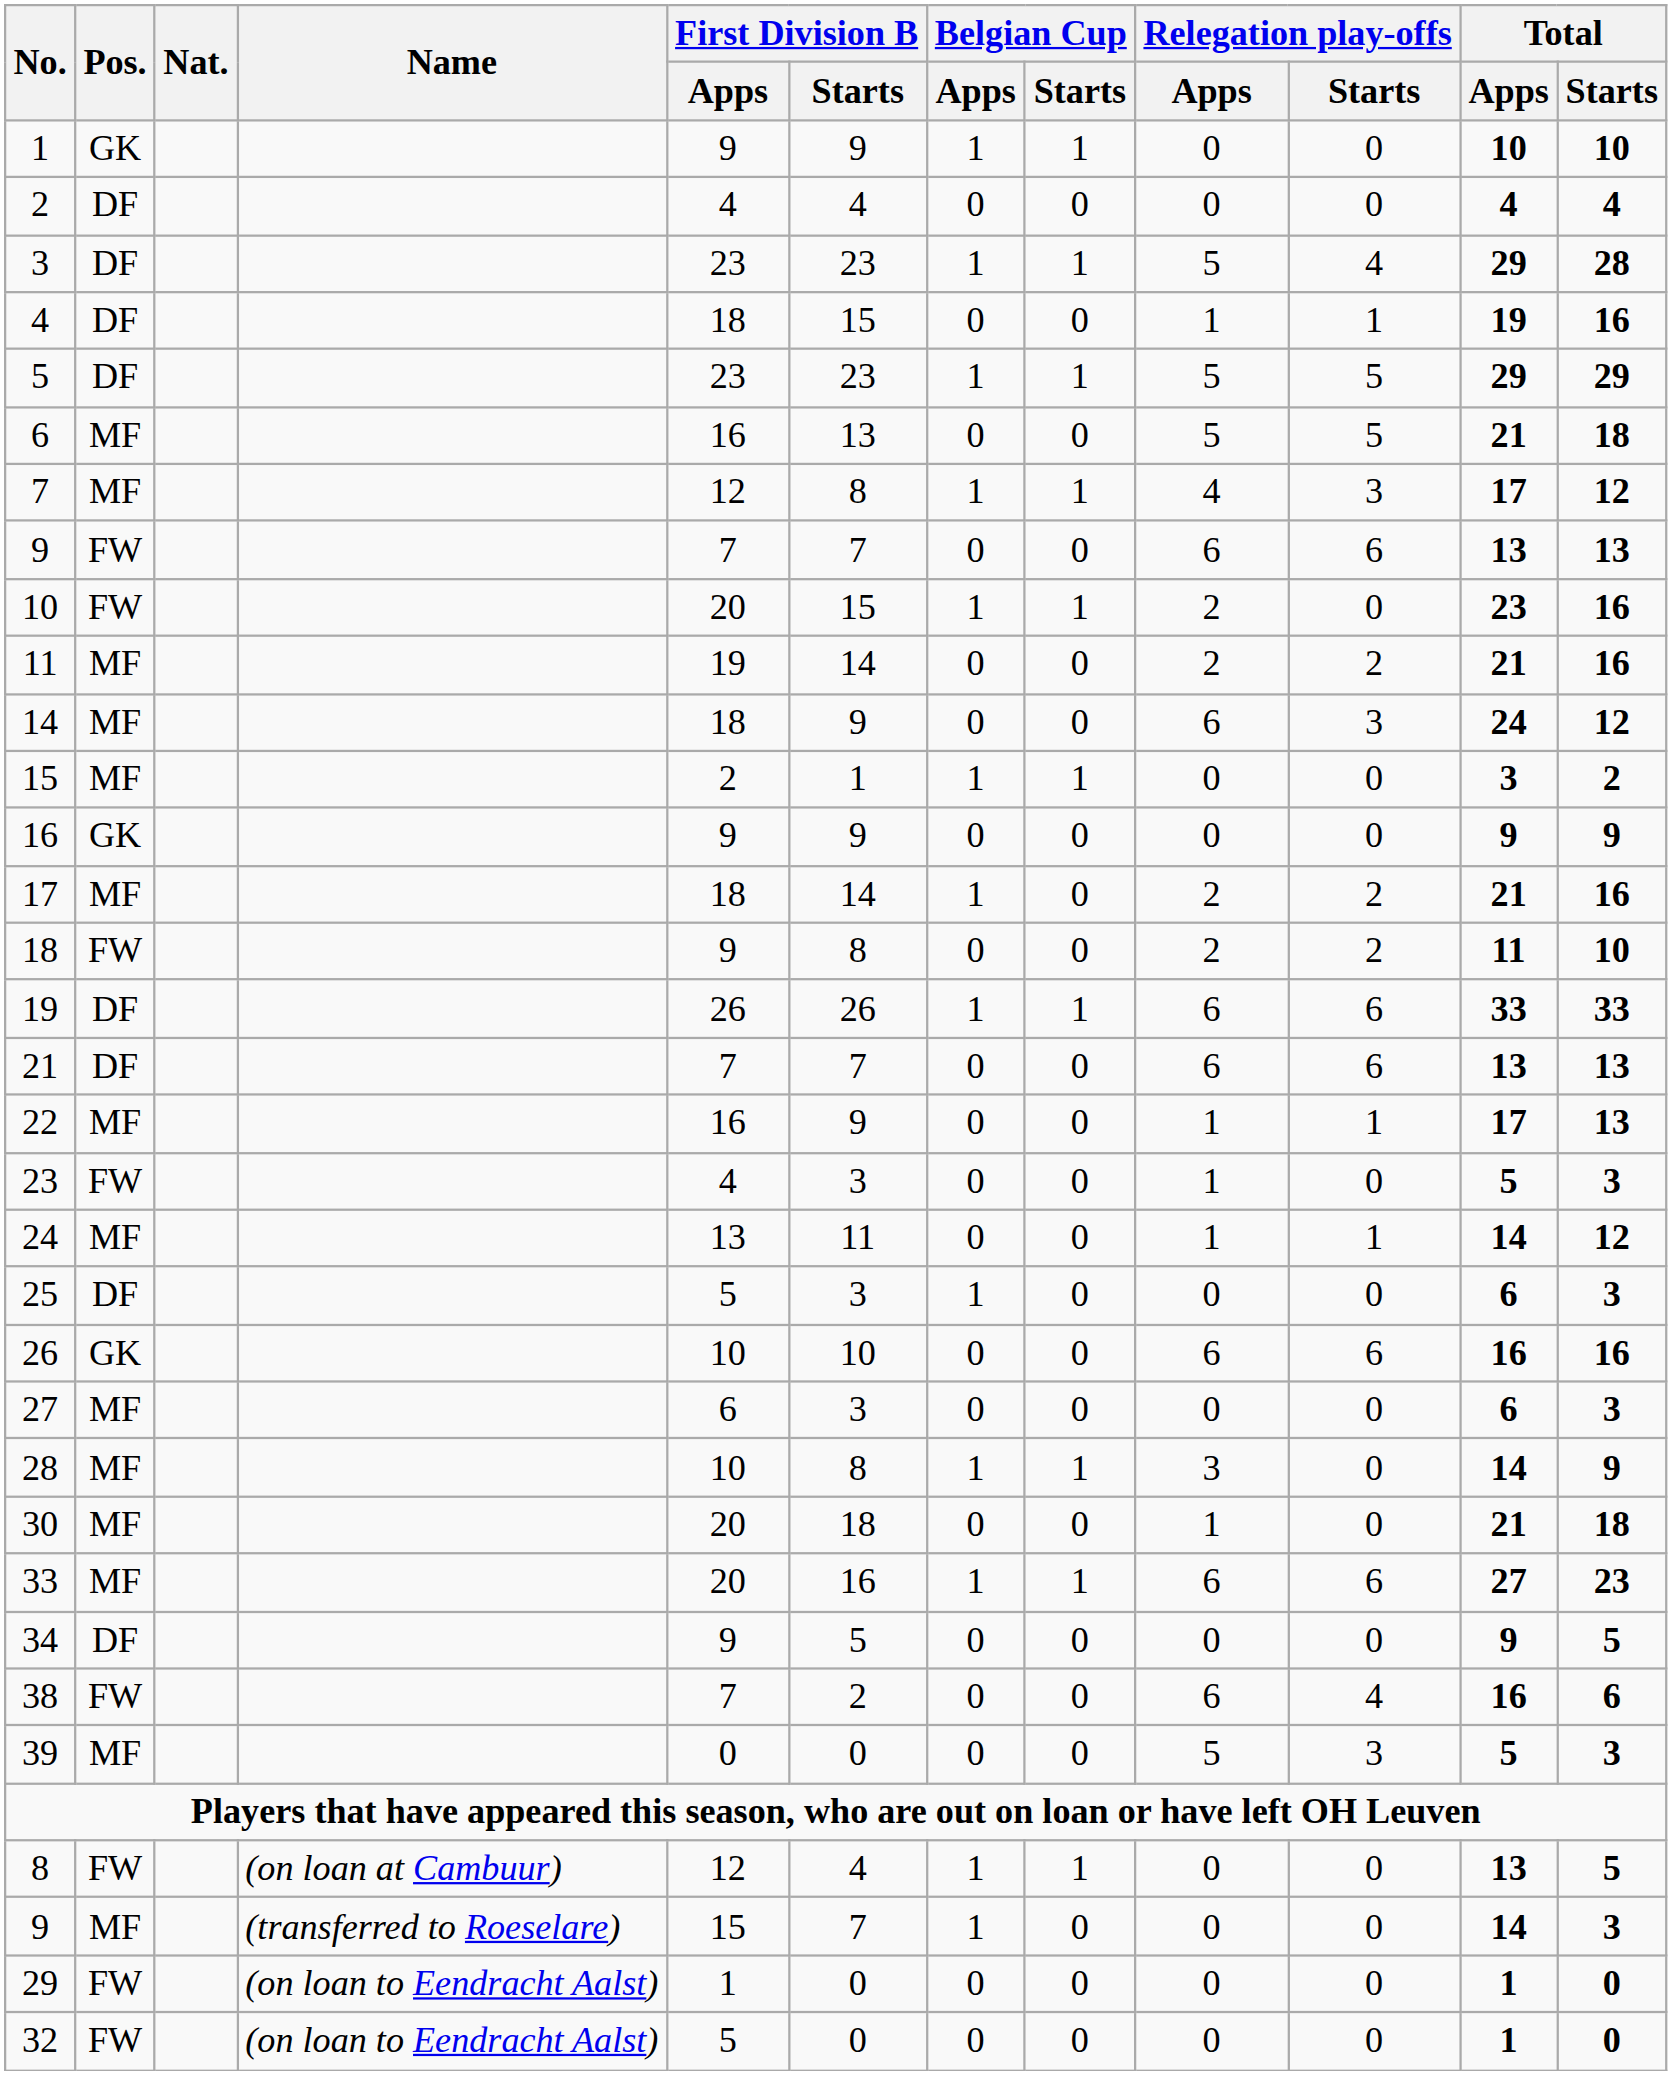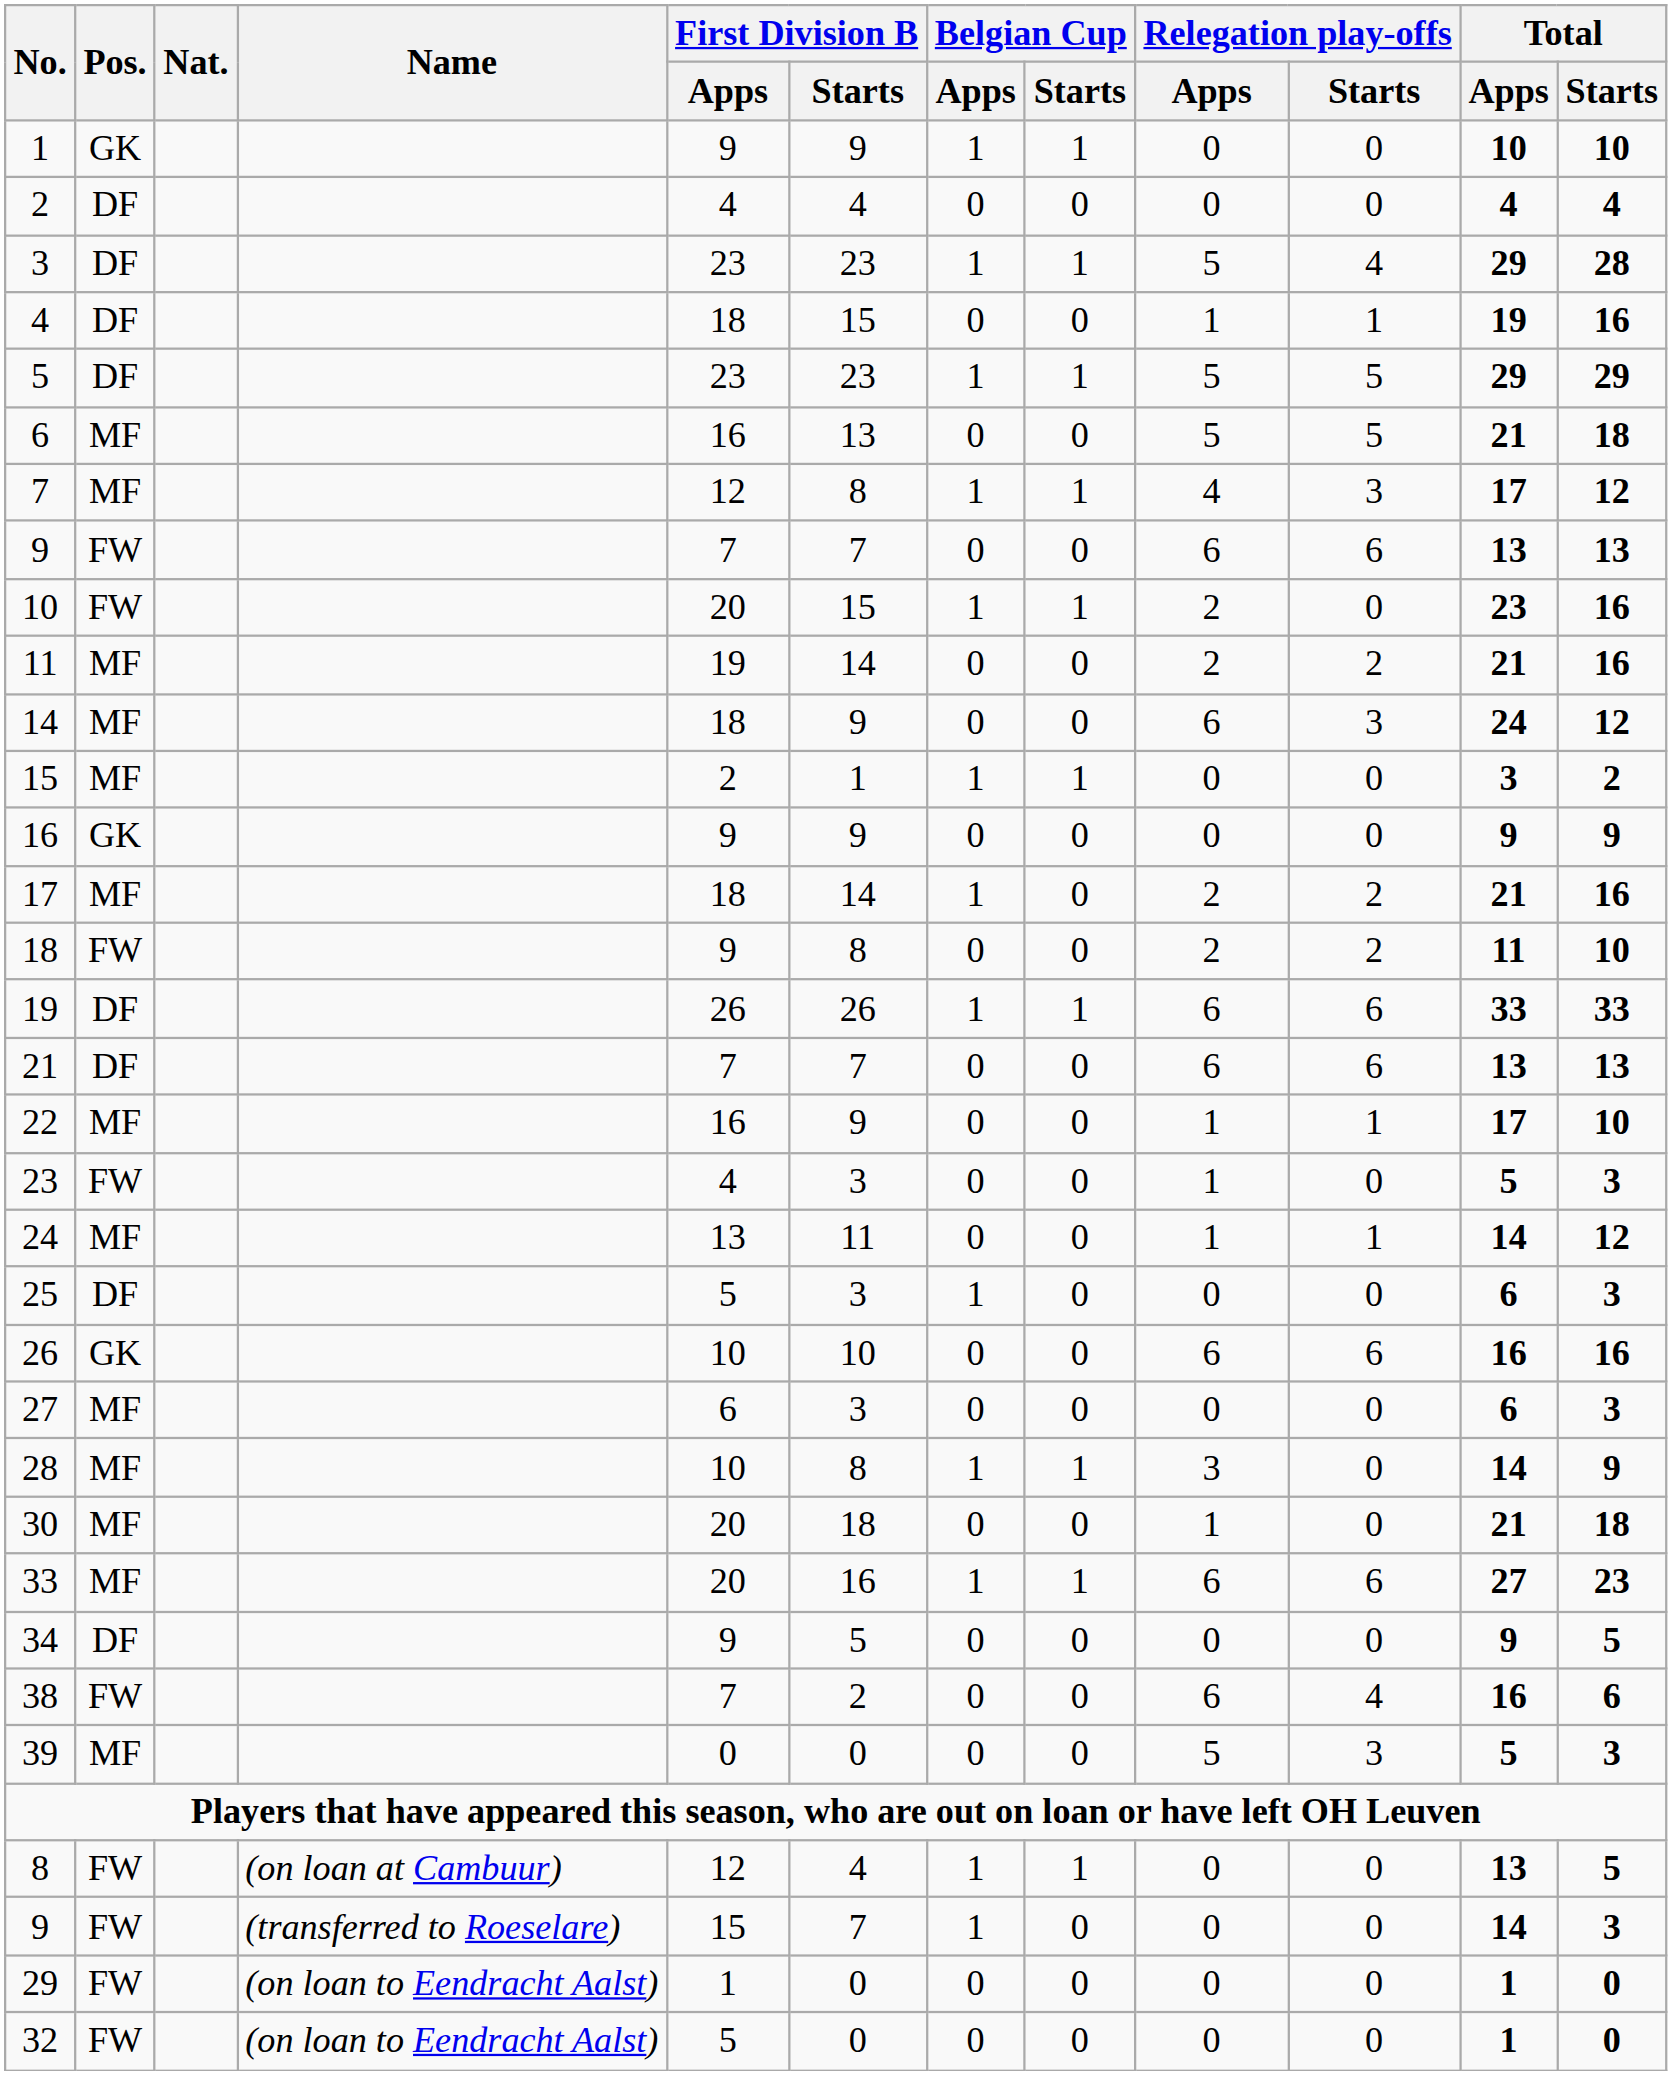(1612, 1122) 13 -> (1612, 1122) 10
(115, 1925) MF -> (115, 1925) FW
